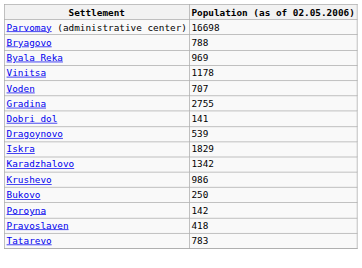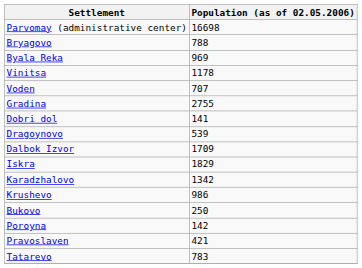+ row: (40, 149)
(200, 226) 418 -> (200, 241) 421
